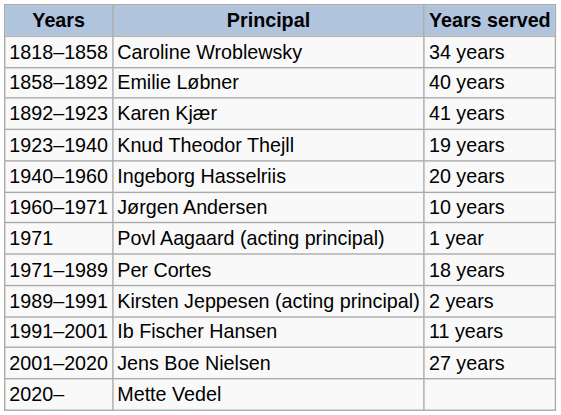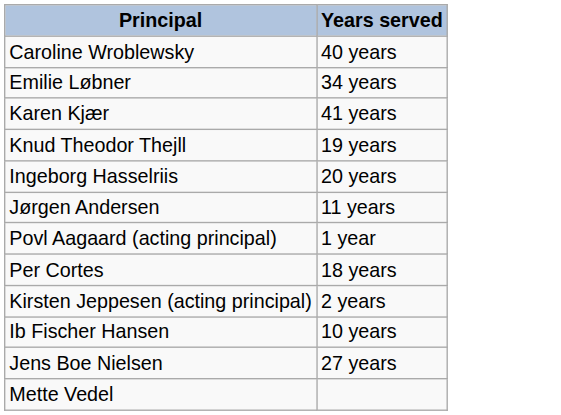- column: (59, 21)
(467, 52) 34 years -> (359, 52) 40 years
(467, 83) 40 years -> (359, 83) 34 years
(467, 208) 10 years -> (358, 208) 11 years
(466, 332) 11 years -> (359, 332) 10 years
